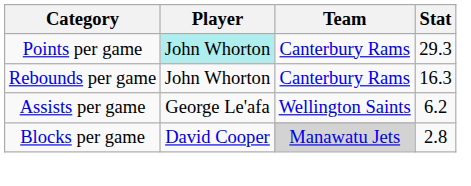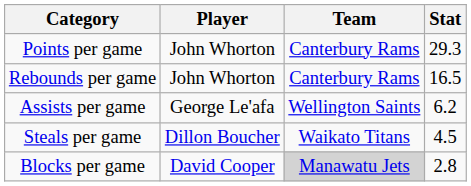(217, 48) paleturquoise background -> (222, 48) no background
(436, 78) 16.3 -> (445, 78) 16.5
+ row: (83, 136)
